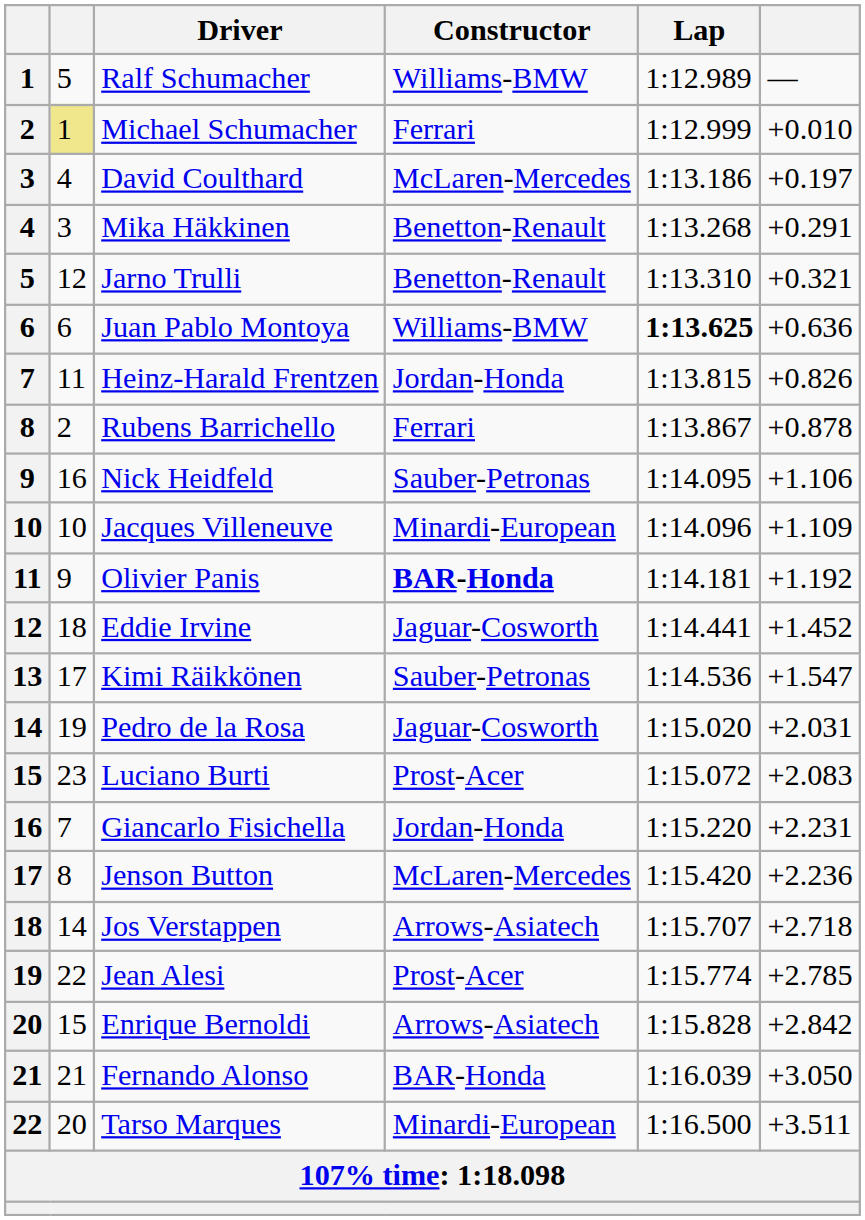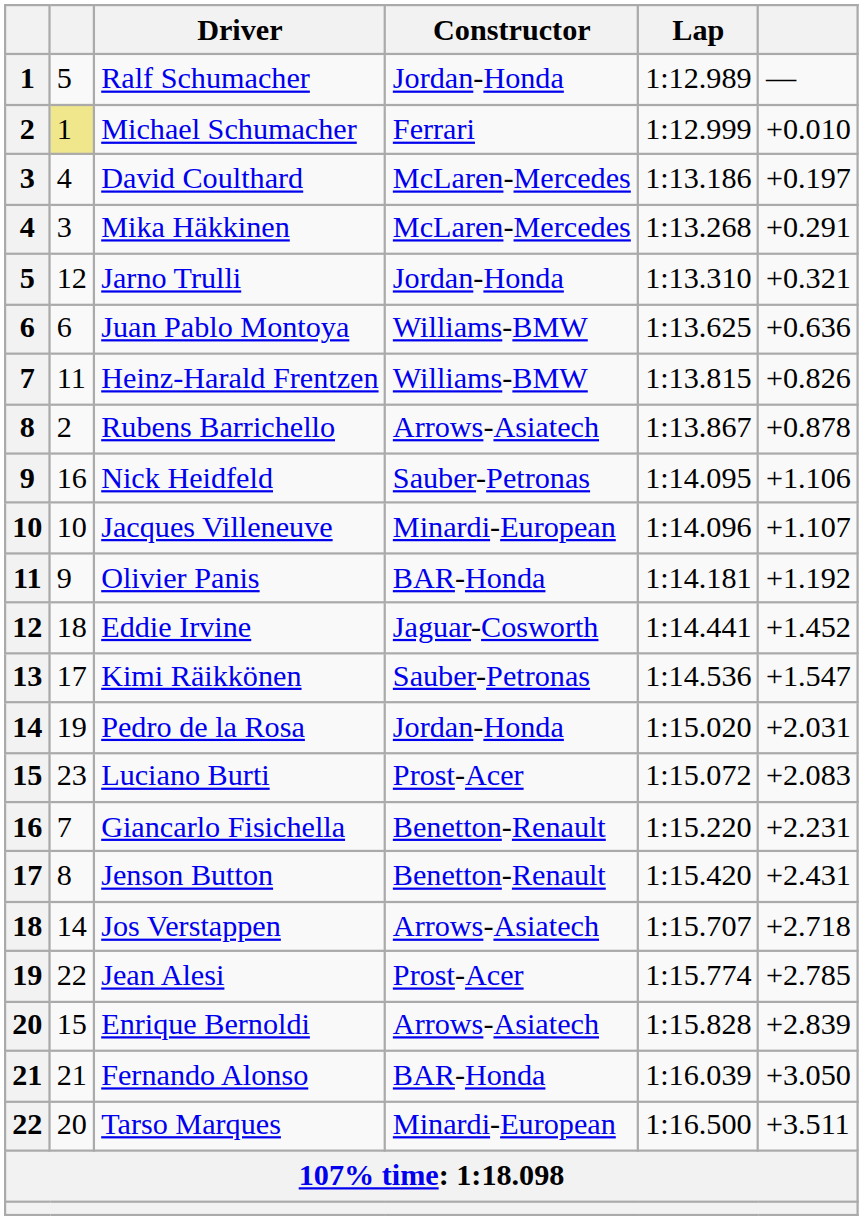(490, 78) Williams-BMW -> (478, 78) Jordan-Honda
(499, 228) Benetton-Renault -> (512, 228) McLaren-Mercedes
(499, 278) Benetton-Renault -> (478, 278) Jordan-Honda
(699, 327) bold -> (698, 327) normal
(478, 377) Jordan-Honda -> (490, 377) Williams-BMW
(434, 427) Ferrari -> (496, 427) Arrows-Asiatech
(810, 527) +1.109 -> (808, 527) +1.107
(473, 576) bold -> (469, 576) normal
(496, 726) Jaguar-Cosworth -> (478, 726) Jordan-Honda
(478, 825) Jordan-Honda -> (499, 825) Benetton-Renault
(512, 875) McLaren-Mercedes -> (499, 875) Benetton-Renault
(810, 875) +2.236 -> (808, 875) +2.431
(810, 1025) +2.842 -> (808, 1025) +2.839
